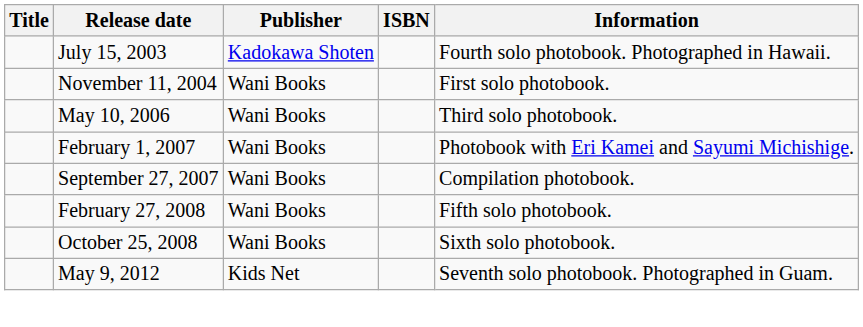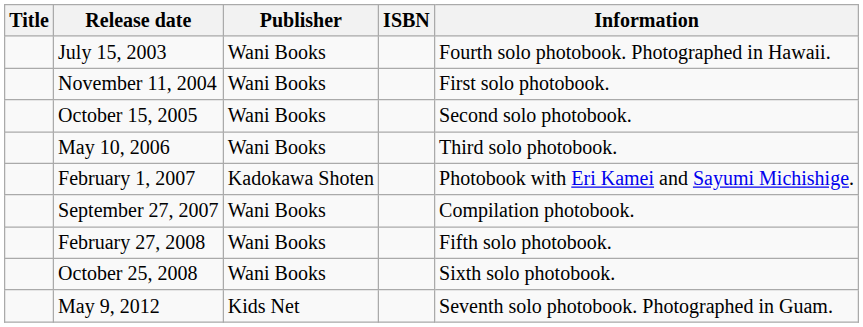(301, 52) Kadokawa Shoten -> (277, 52) Wani Books
+ row: (128, 115)
(277, 147) Wani Books -> (301, 178) Kadokawa Shoten
